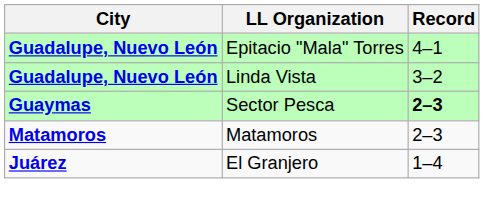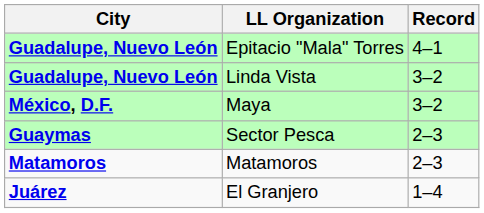+ row: (248, 105)
(427, 105) bold -> (427, 134) normal
